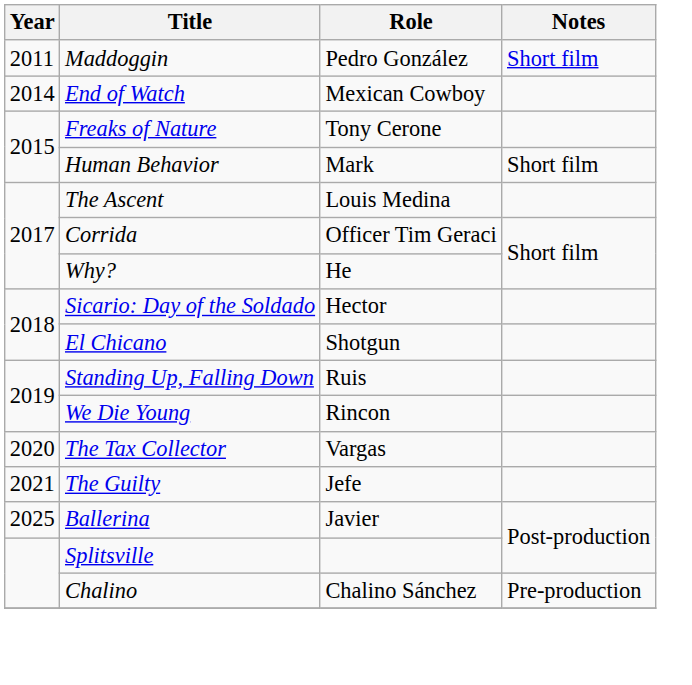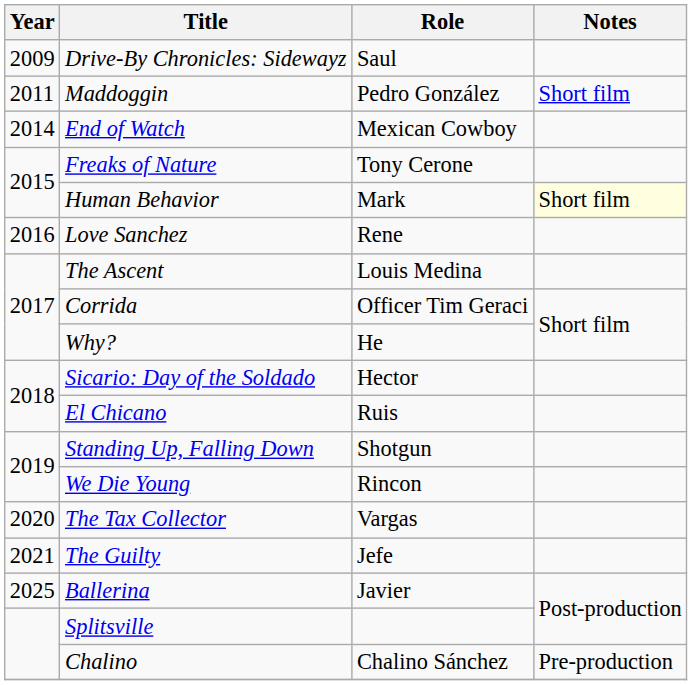+ row: (206, 57)
(553, 164) no background -> (584, 199) lightyellow background
+ row: (126, 235)
(363, 341) Shotgun -> (377, 413) Ruis
(346, 377) Ruis -> (394, 448) Shotgun
